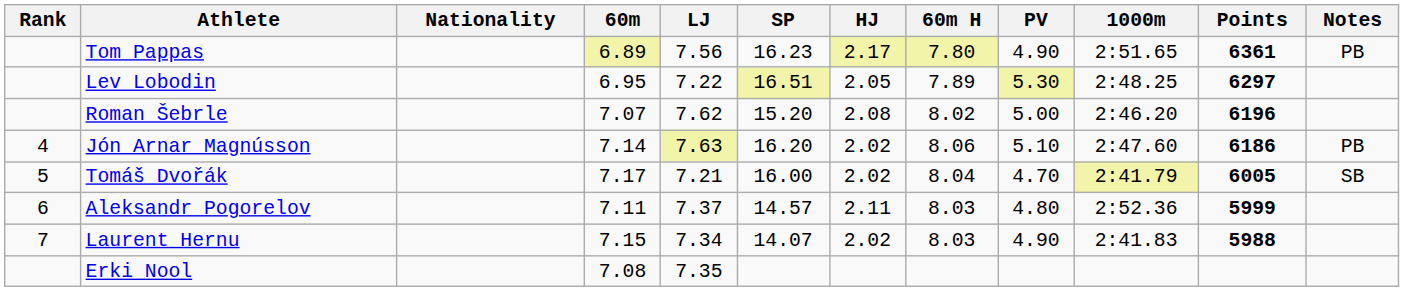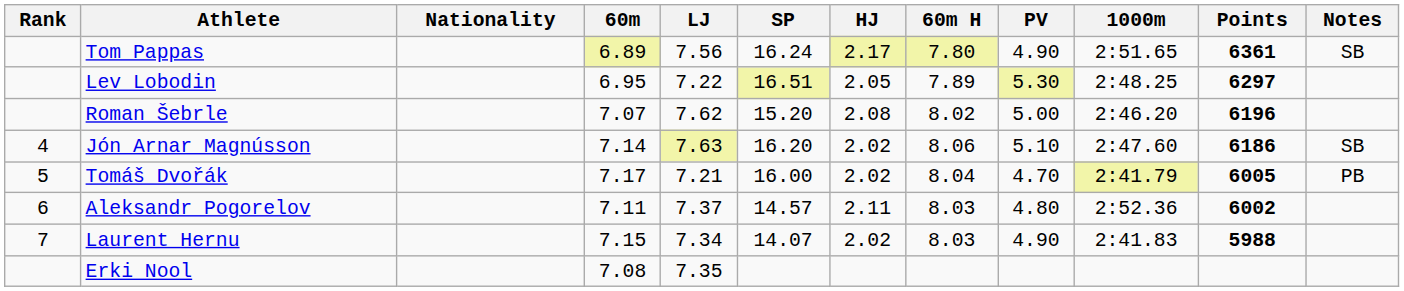(783, 52) 16.23 -> (783, 52) 16.24
(1353, 52) PB -> (1353, 52) SB
(1353, 146) PB -> (1353, 146) SB
(1353, 177) SB -> (1353, 177) PB
(1252, 209) 5999 -> (1252, 209) 6002
